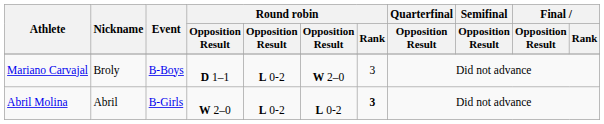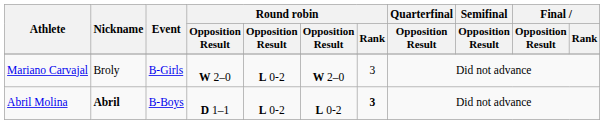(166, 70) B-Boys -> (166, 70) B-Girls
(215, 77) D 1–1 -> (215, 77) W 2–0
(106, 103) normal -> (106, 103) bold
(166, 103) B-Girls -> (166, 103) B-Boys
(215, 110) W 2–0 -> (215, 110) D 1–1
